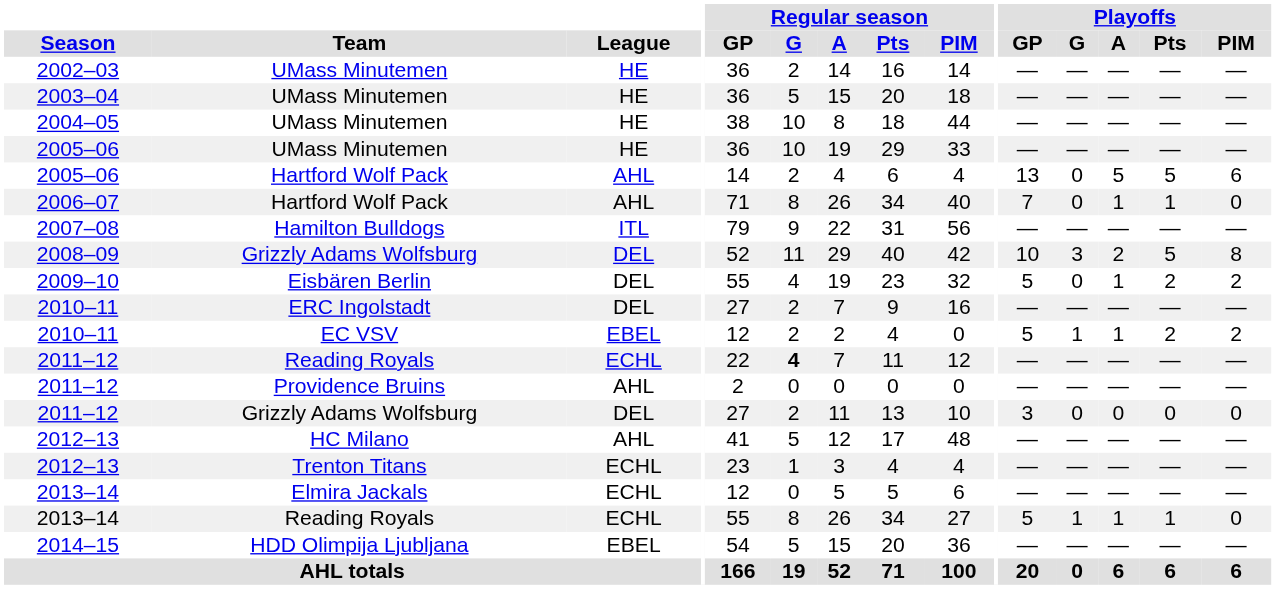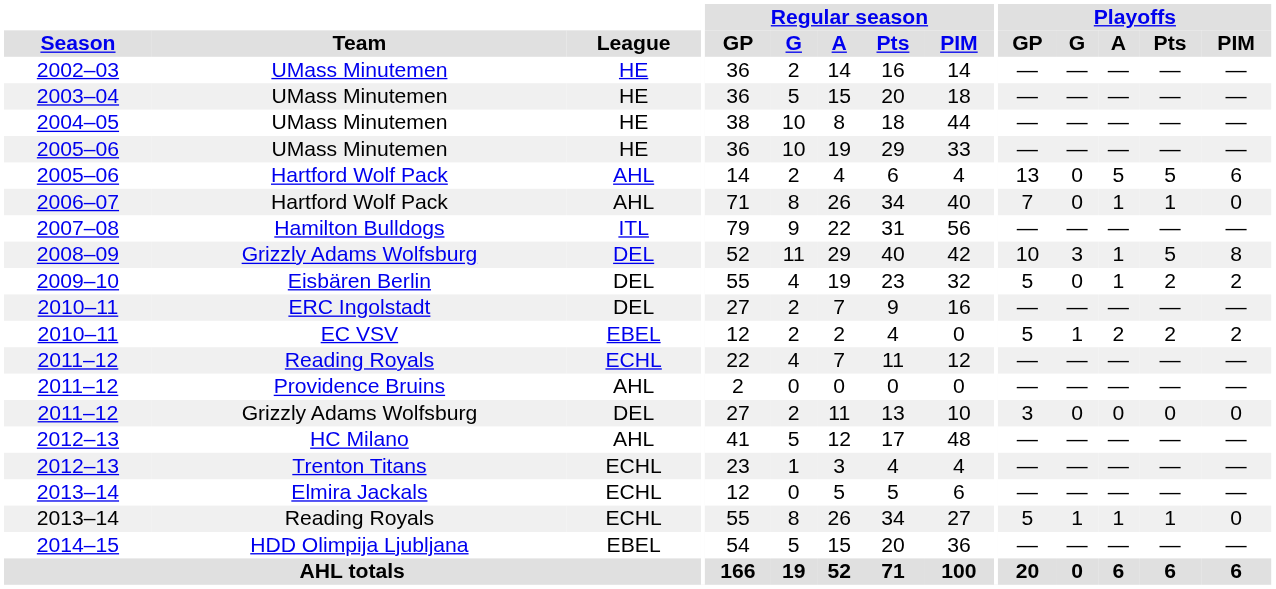(1118, 254) 2 -> (1118, 254) 1
(1118, 333) 1 -> (1118, 333) 2
(794, 360) bold -> (794, 360) normal
